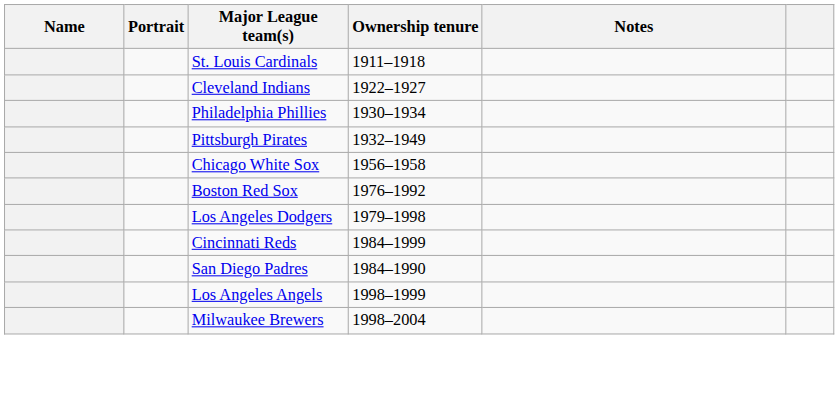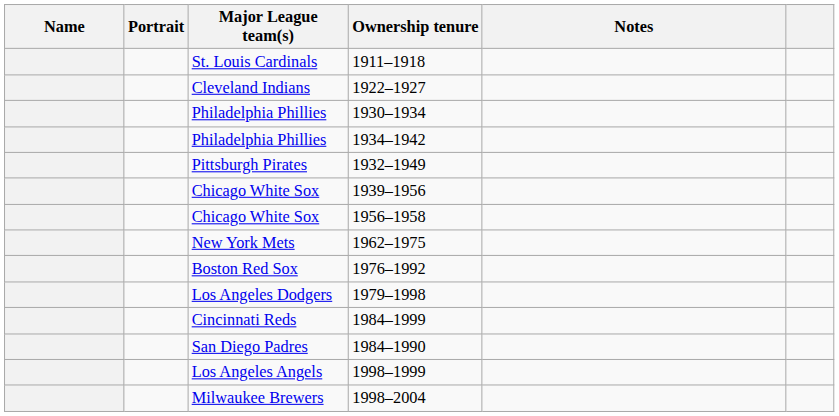+ row: (389, 139)
+ row: (389, 191)
+ row: (389, 242)
